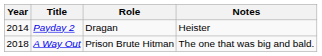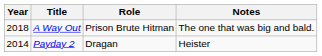rows swapped: (54, 28) <-> (57, 43)
